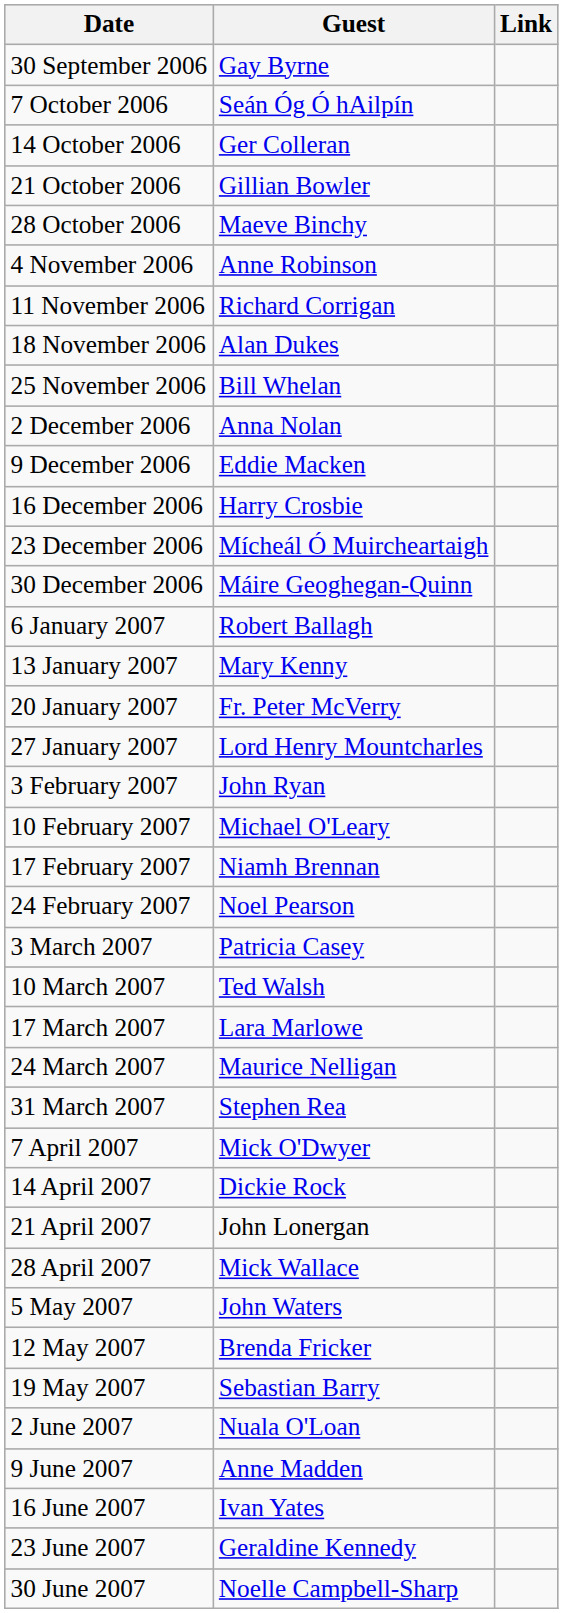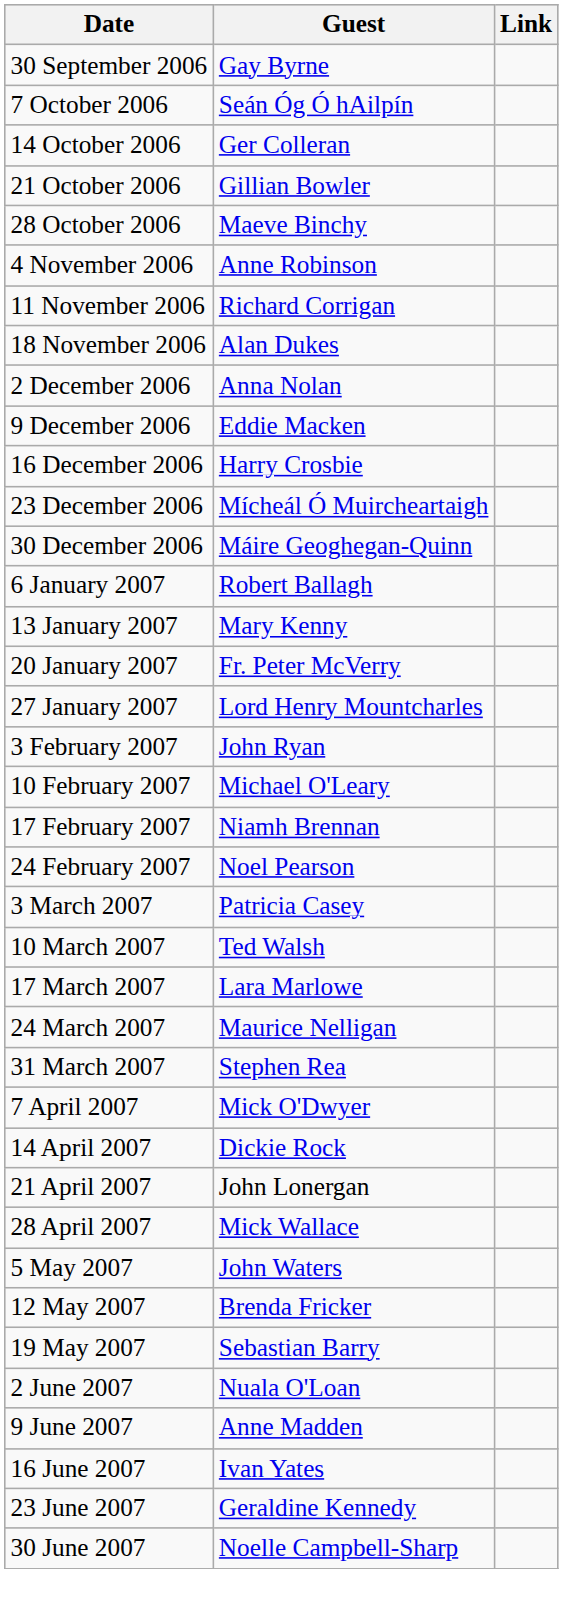- row: (108, 385)
